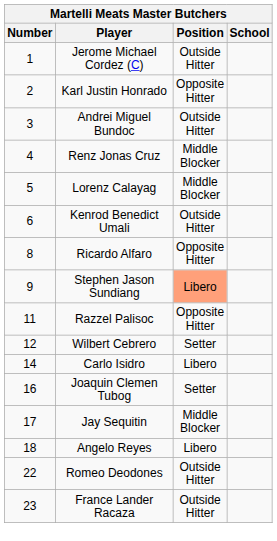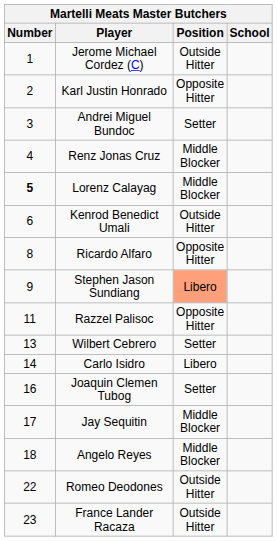(200, 123) Outside Hitter -> (200, 123) Setter
(30, 188) normal -> (30, 188) bold
(30, 344) 12 -> (30, 344) 13
(200, 447) Libero -> (200, 454) Middle Blocker
